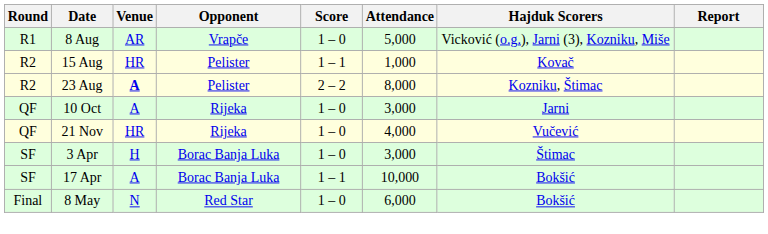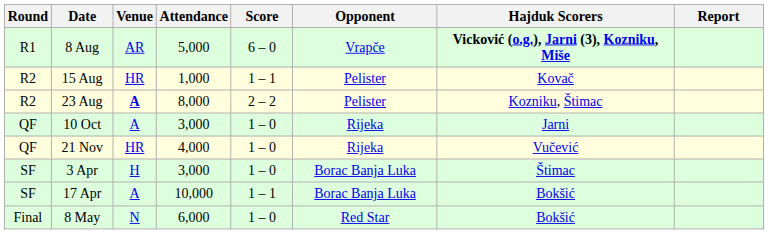columns swapped: (229, 16) <-> (400, 16)
(332, 39) 1 – 0 -> (262, 47) 6 – 0
(556, 39) normal -> (556, 47) bold
